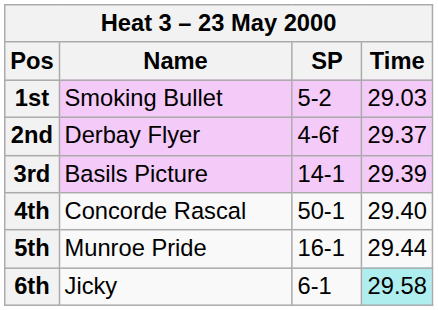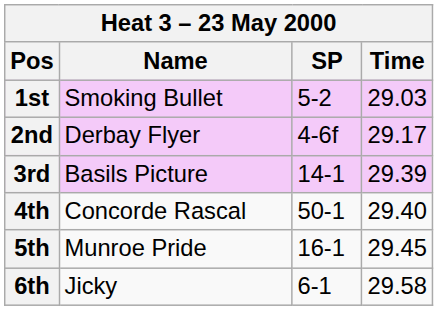(397, 135) 29.37 -> (397, 135) 29.17
(397, 248) 29.44 -> (397, 248) 29.45
(397, 286) paleturquoise background -> (397, 286) no background
